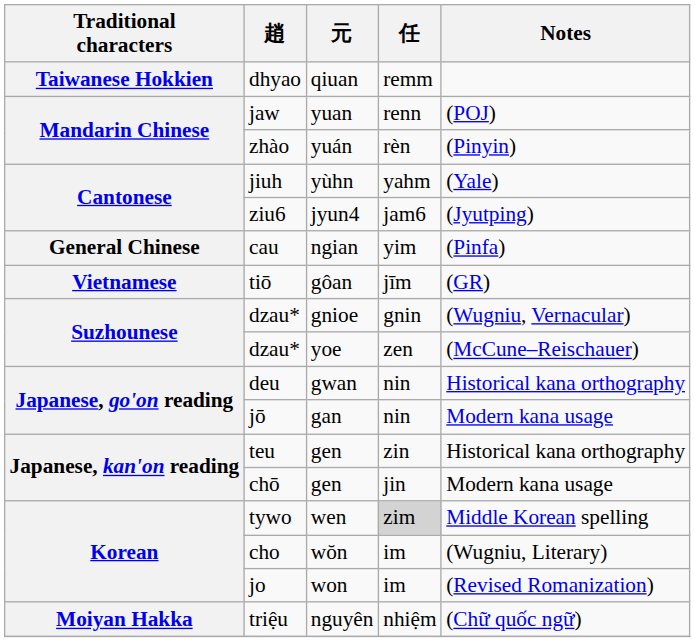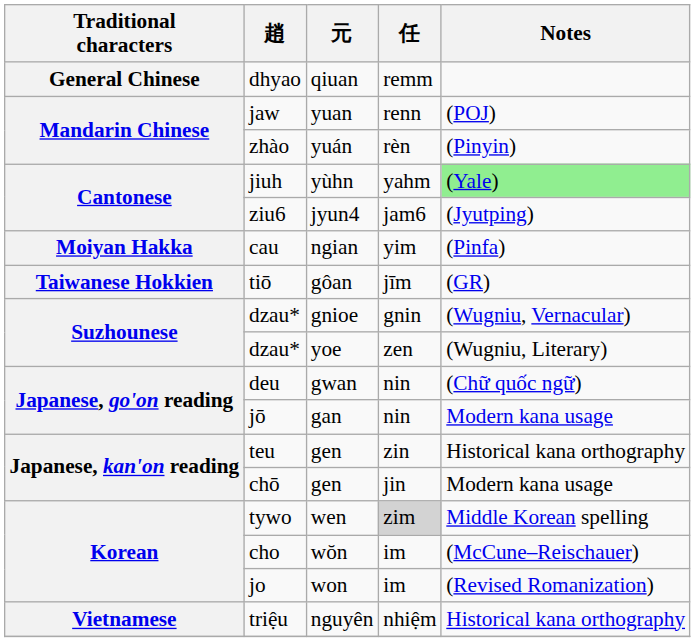(124, 79) Taiwanese Hokkien -> (124, 79) General Chinese
(472, 180) no background -> (472, 180) lightgreen background
(124, 247) General Chinese -> (124, 247) Moiyan Hakka
(124, 281) Vietnamese -> (124, 281) Taiwanese Hokkien
(543, 349) (McCune–Reischauer) -> (527, 349) (Wugniu, Literary)
(566, 382) Historical kana orthography -> (514, 382) (Chữ quốc ngữ)
(527, 551) (Wugniu, Literary) -> (543, 551) (McCune–Reischauer)
(124, 619) Moiyan Hakka -> (124, 619) Vietnamese
(514, 619) (Chữ quốc ngữ) -> (566, 619) Historical kana orthography
